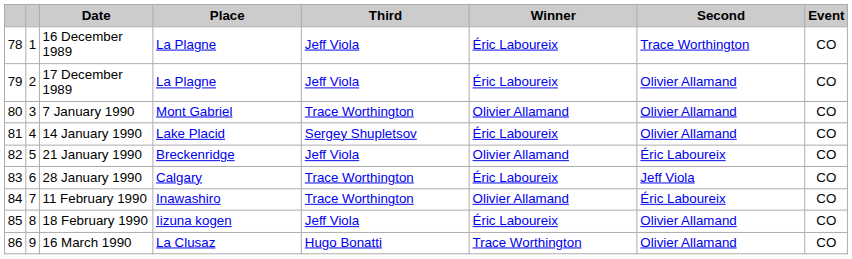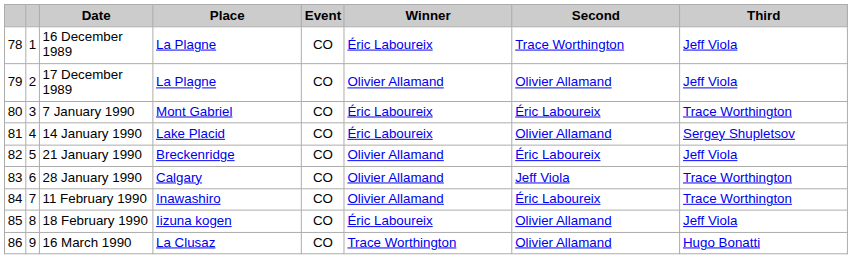columns swapped: (826, 15) <-> (386, 15)
(515, 82) Éric Laboureix -> (396, 82) Olivier Allamand
(521, 111) Olivier Allamand -> (390, 111) Éric Laboureix
(689, 111) Olivier Allamand -> (558, 111) Éric Laboureix
(515, 177) Éric Laboureix -> (396, 177) Olivier Allamand
